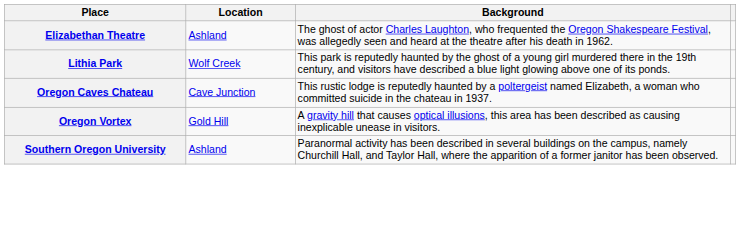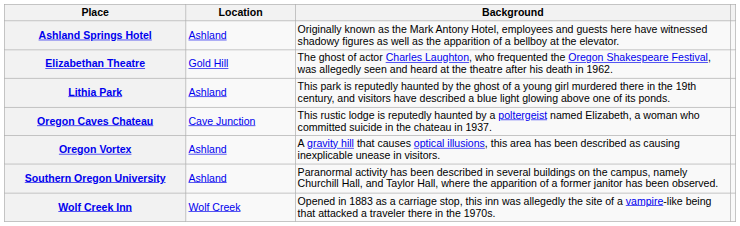+ row: (95, 35)
(208, 35) Ashland -> (208, 64) Gold Hill
(215, 64) Wolf Creek -> (208, 92) Ashland
(208, 121) Gold Hill -> (208, 150) Ashland
+ row: (95, 207)
